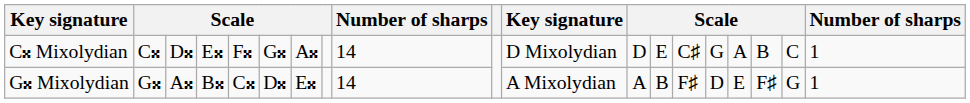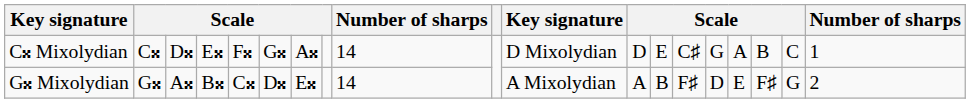(814, 82) 1 -> (814, 82) 2
